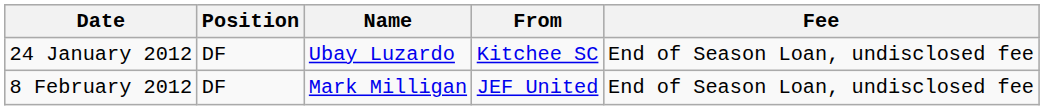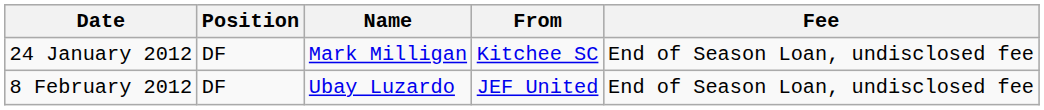(382, 54) Ubay Luzardo -> (388, 54) Mark Milligan
(388, 87) Mark Milligan -> (382, 87) Ubay Luzardo
